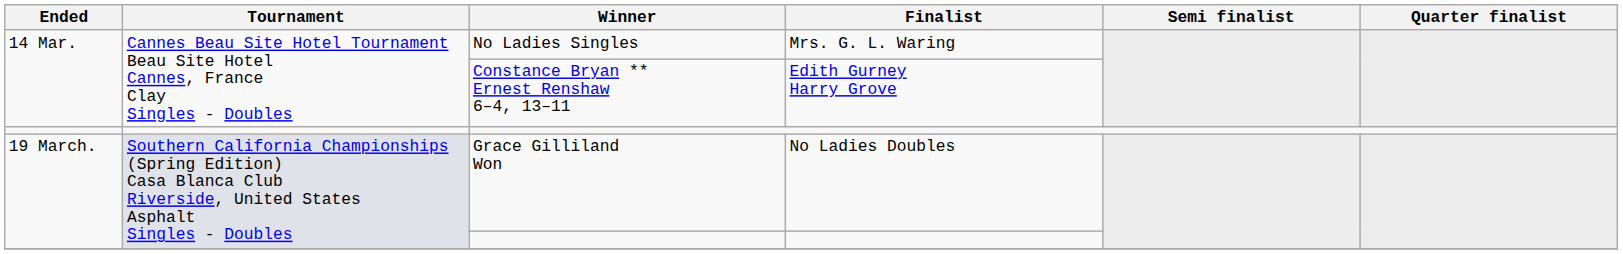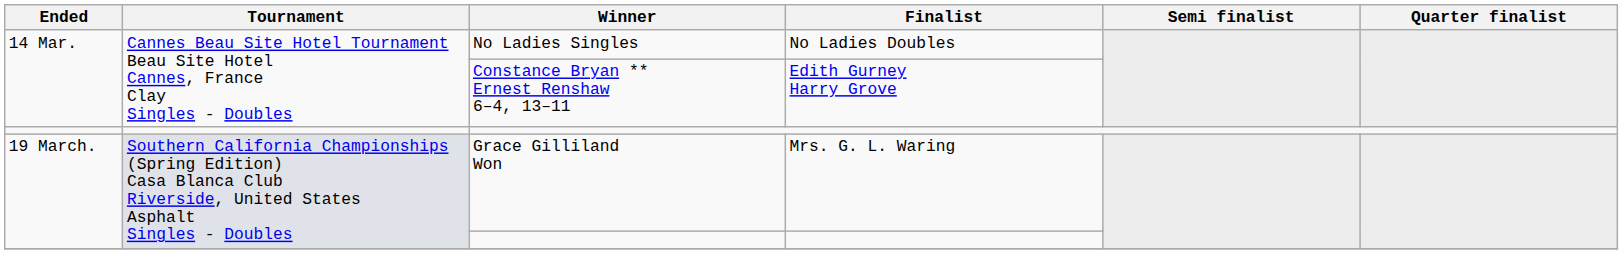(872, 43) Mrs. G. L. Waring -> (872, 43) No Ladies Doubles
(872, 147) No Ladies Doubles -> (872, 147) Mrs. G. L. Waring
